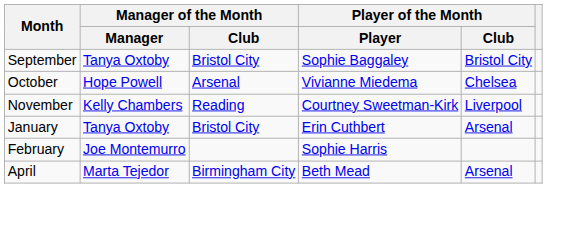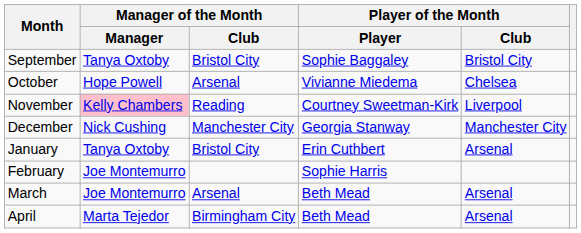(133, 104) no background -> (133, 104) pink background
+ row: (40, 127)
+ row: (27, 194)
